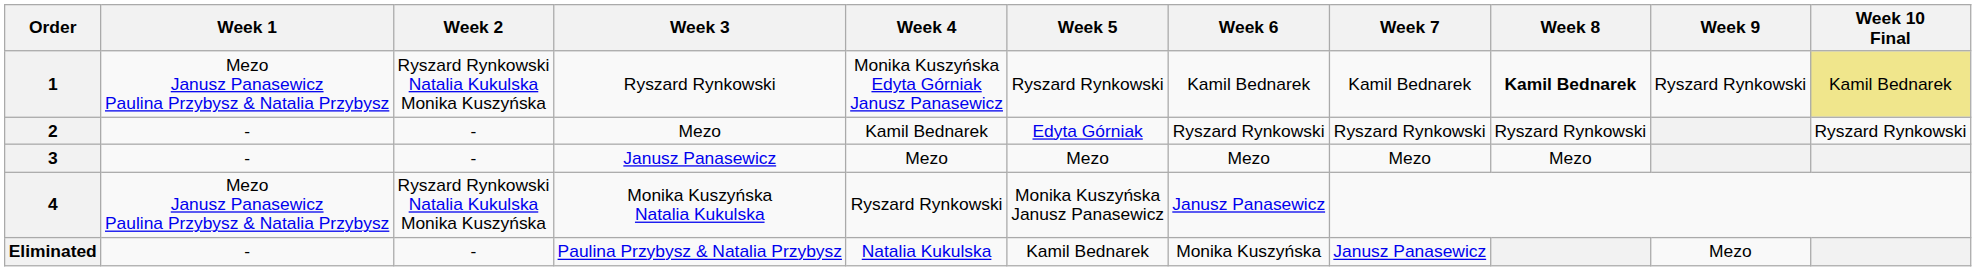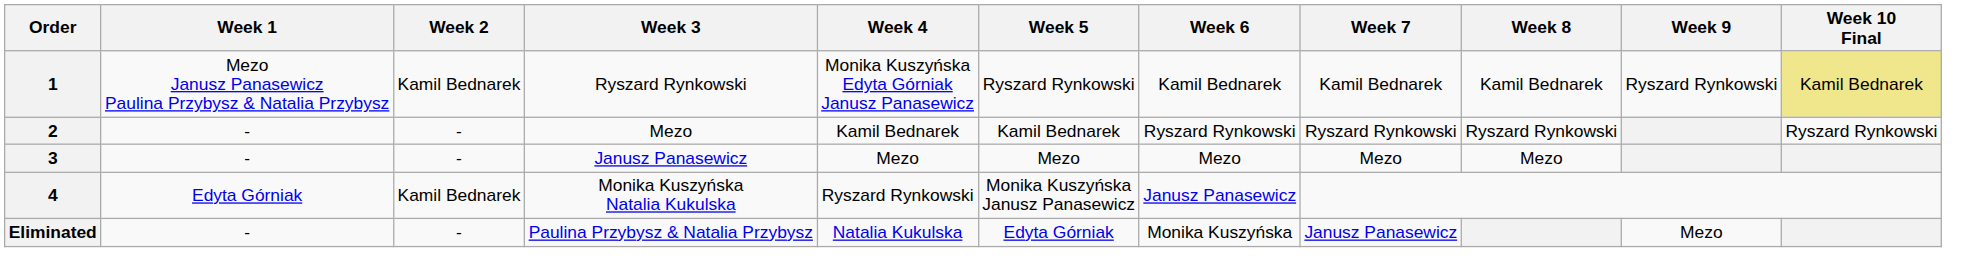(473, 84) Ryszard Rynkowski Natalia Kukulska Monika Kuszyńska -> (459, 84) Kamil Bednarek
(1570, 84) bold -> (1541, 84) normal
(1088, 130) Edyta Górniak -> (1059, 130) Kamil Bednarek
(247, 205) Mezo Janusz Panasewicz Paulina Przybysz & Natalia Przybysz -> (247, 195) Edyta Górniak
(473, 205) Ryszard Rynkowski Natalia Kukulska Monika Kuszyńska -> (459, 195) Kamil Bednarek
(1088, 251) Kamil Bednarek -> (1059, 232) Edyta Górniak
